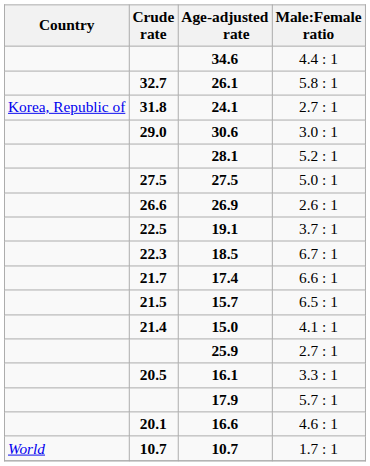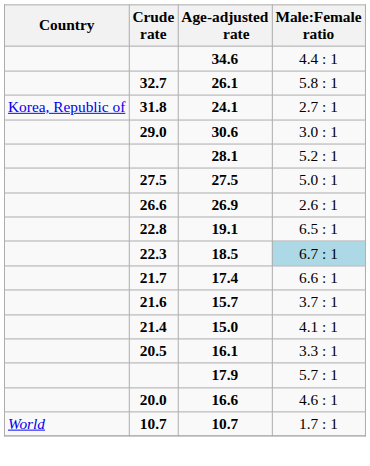(153, 229) 22.5 -> (153, 229) 22.8
(318, 229) 3.7 : 1 -> (318, 229) 6.5 : 1
(318, 253) no background -> (318, 253) lightblue background
(153, 302) 21.5 -> (153, 302) 21.6
(318, 302) 6.5 : 1 -> (318, 302) 3.7 : 1
- row: (225, 350)
(153, 424) 20.1 -> (153, 399) 20.0
